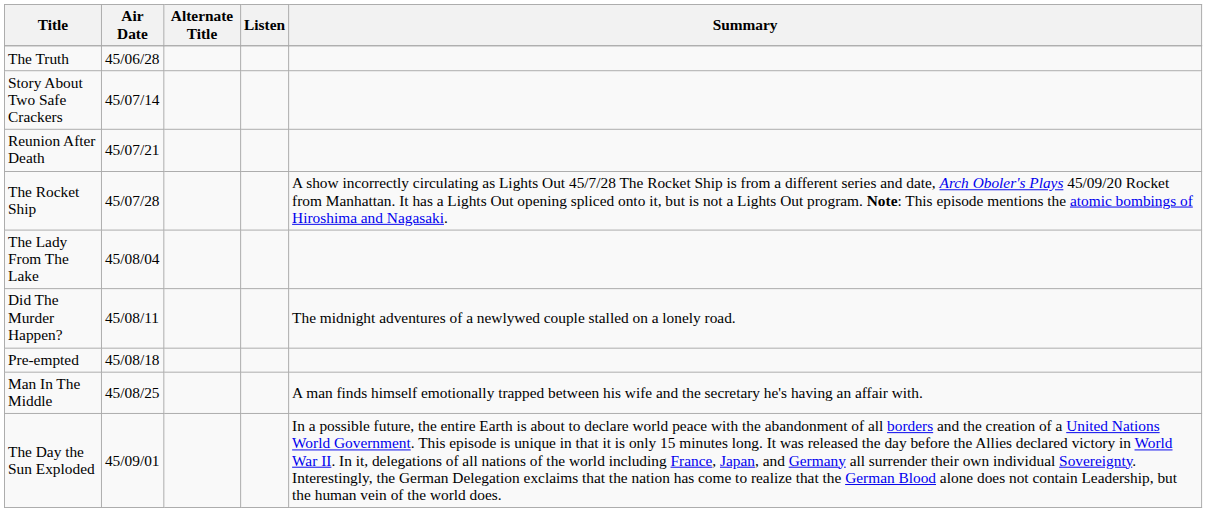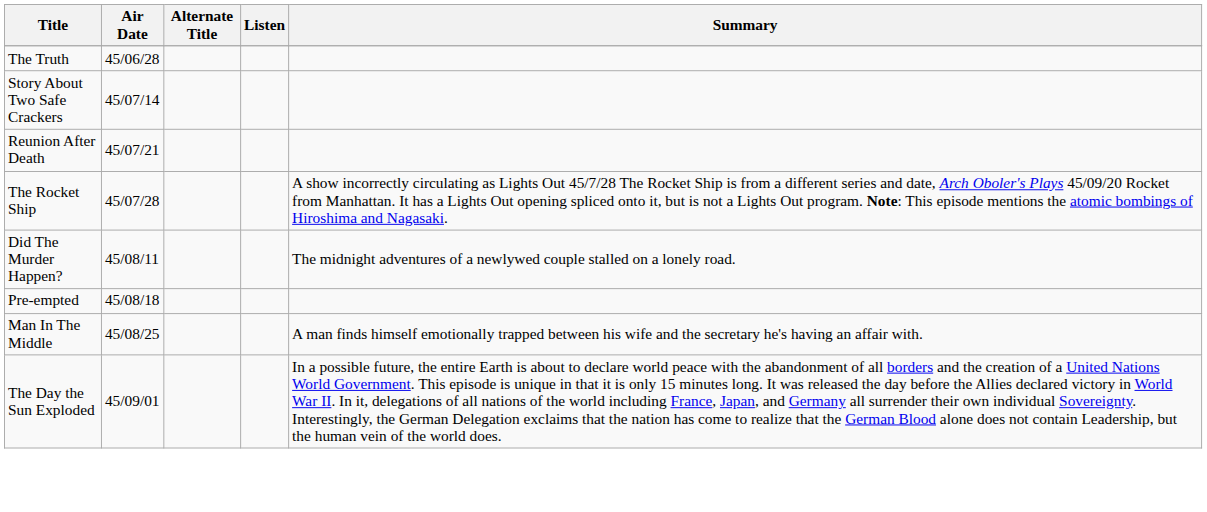- row: (38, 259)
